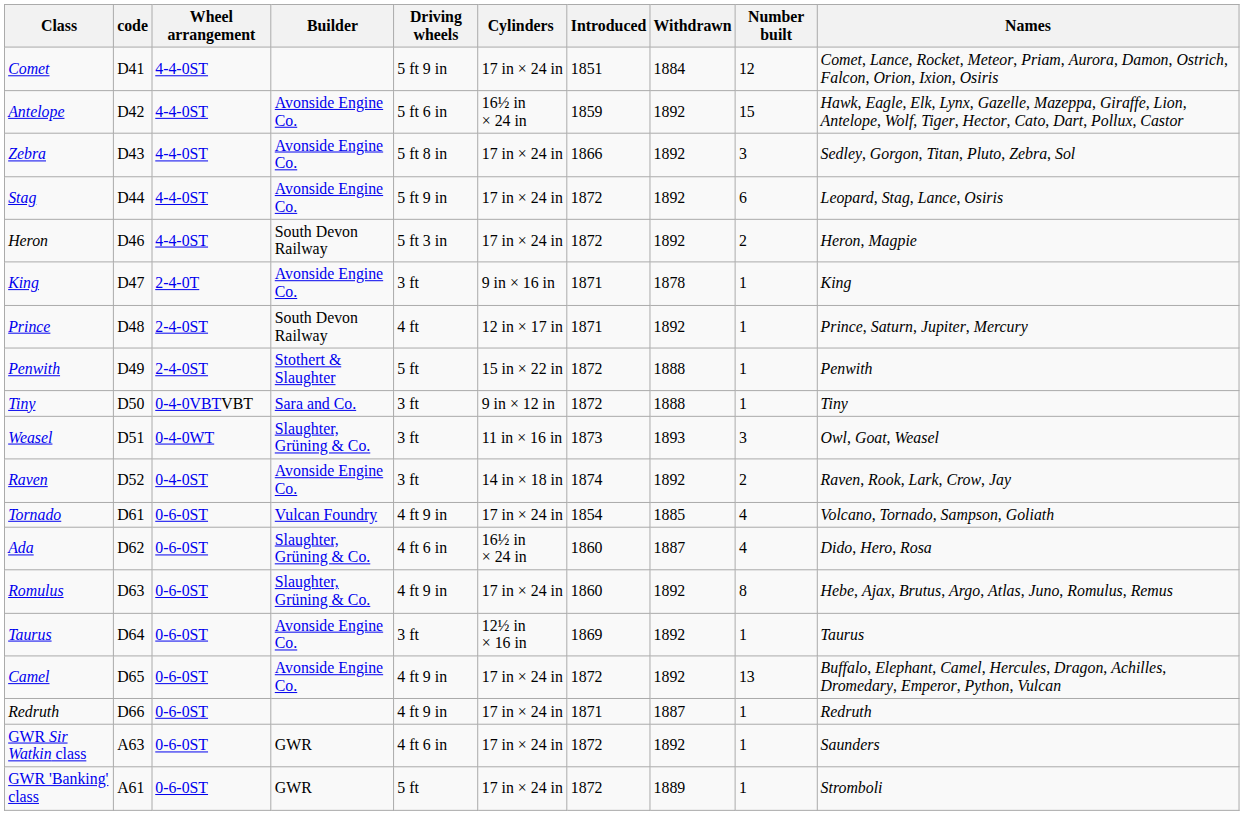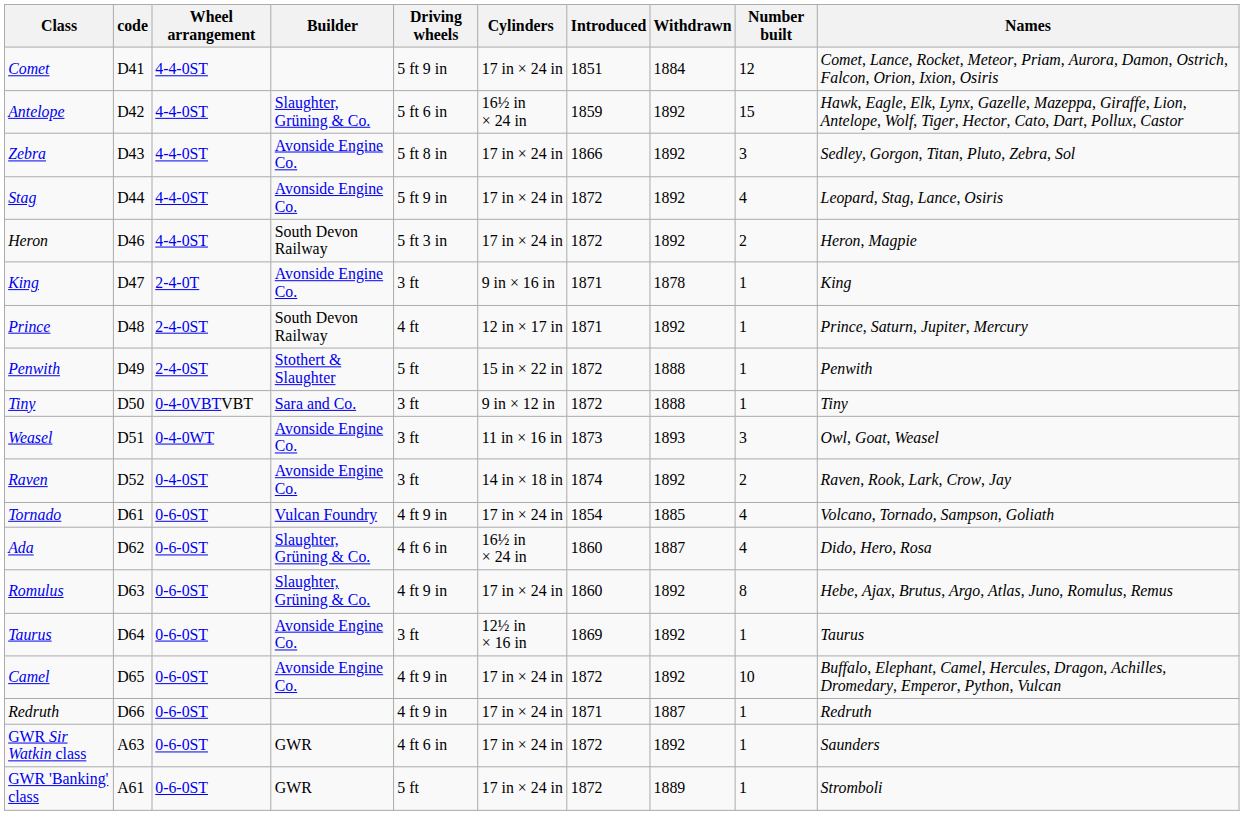(329, 111) Avonside Engine Co. -> (323, 111) Slaughter, Grüning & Co.
(743, 197) 6 -> (743, 197) 4
(323, 437) Slaughter, Grüning & Co. -> (329, 437) Avonside Engine Co.
(747, 677) 13 -> (747, 677) 10
